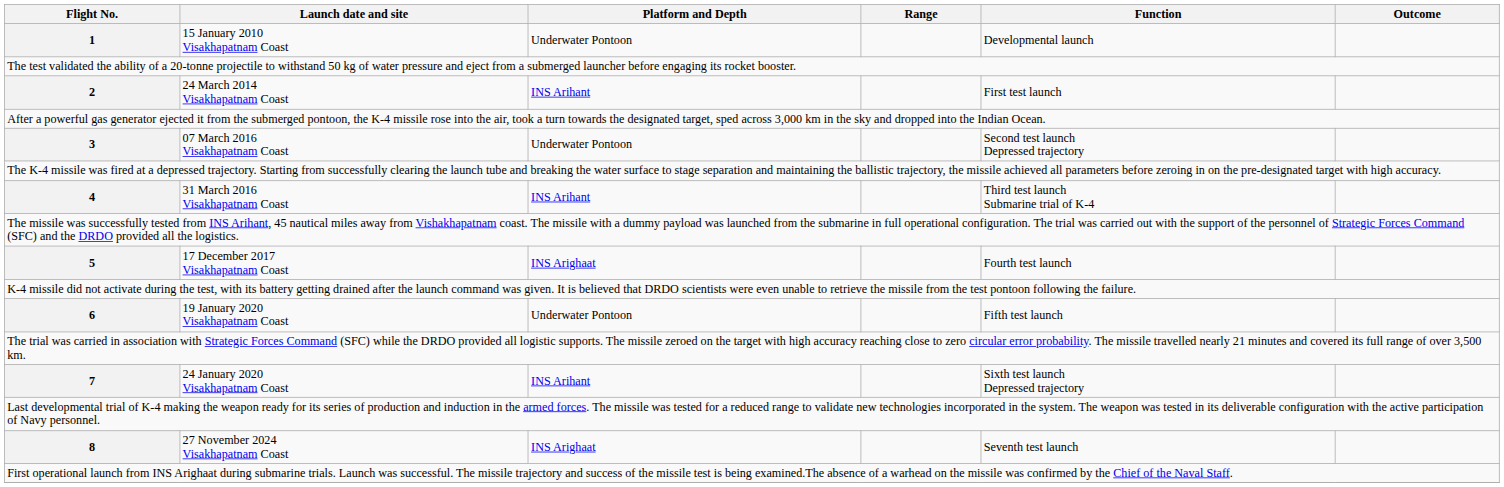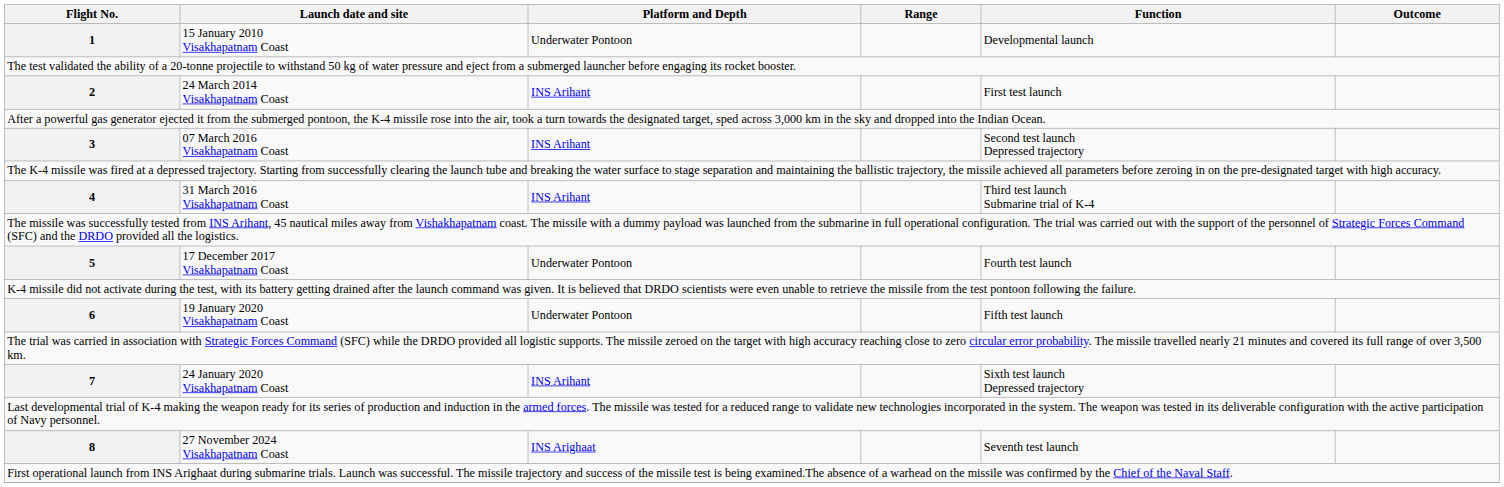(582, 144) Underwater Pontoon -> (561, 144) INS Arihant
(563, 262) INS Arighaat -> (582, 262) Underwater Pontoon
